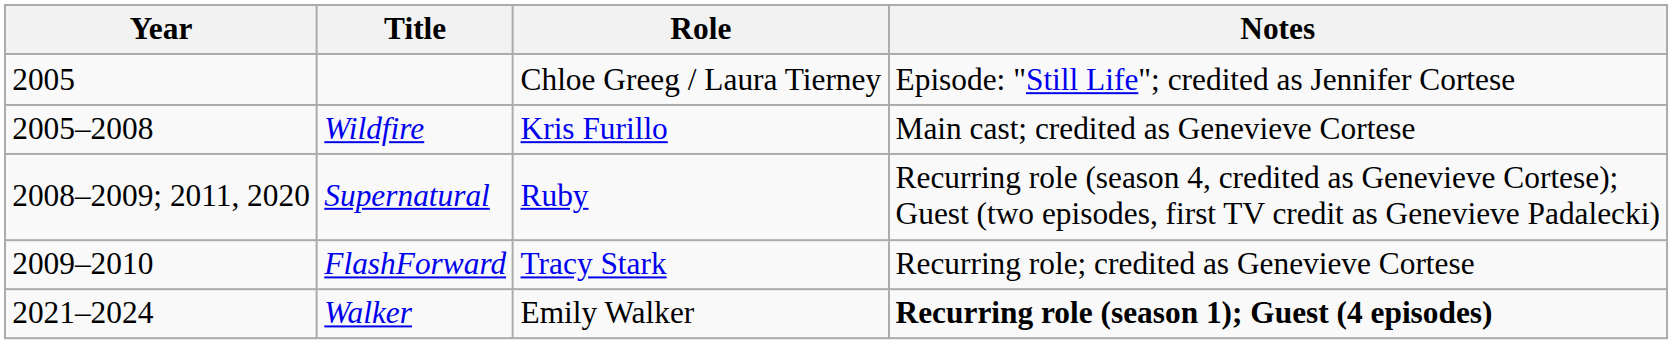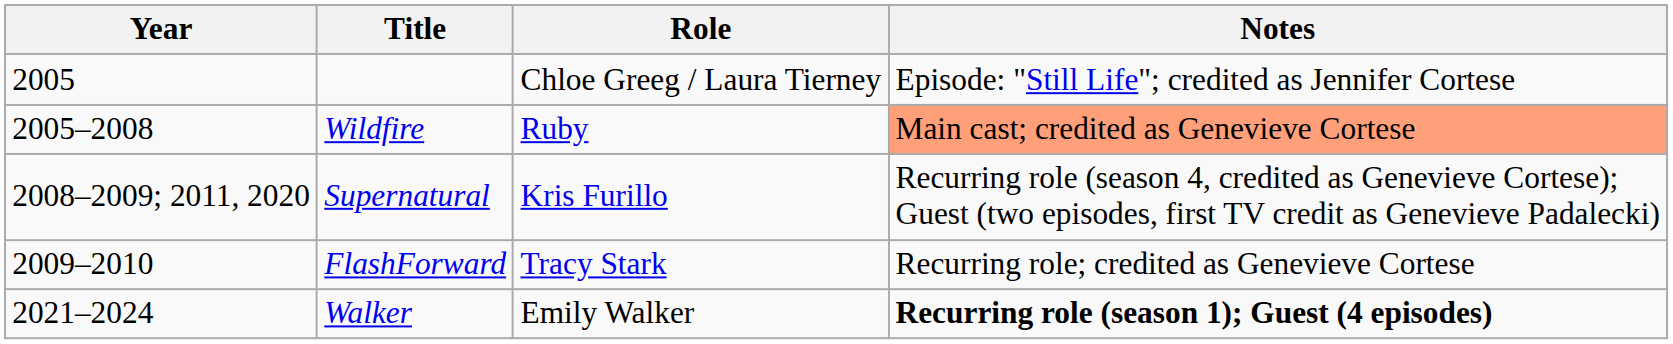(594, 128) Kris Furillo -> (555, 128) Ruby
(1155, 128) no background -> (1155, 128) lightsalmon background
(555, 196) Ruby -> (594, 196) Kris Furillo
